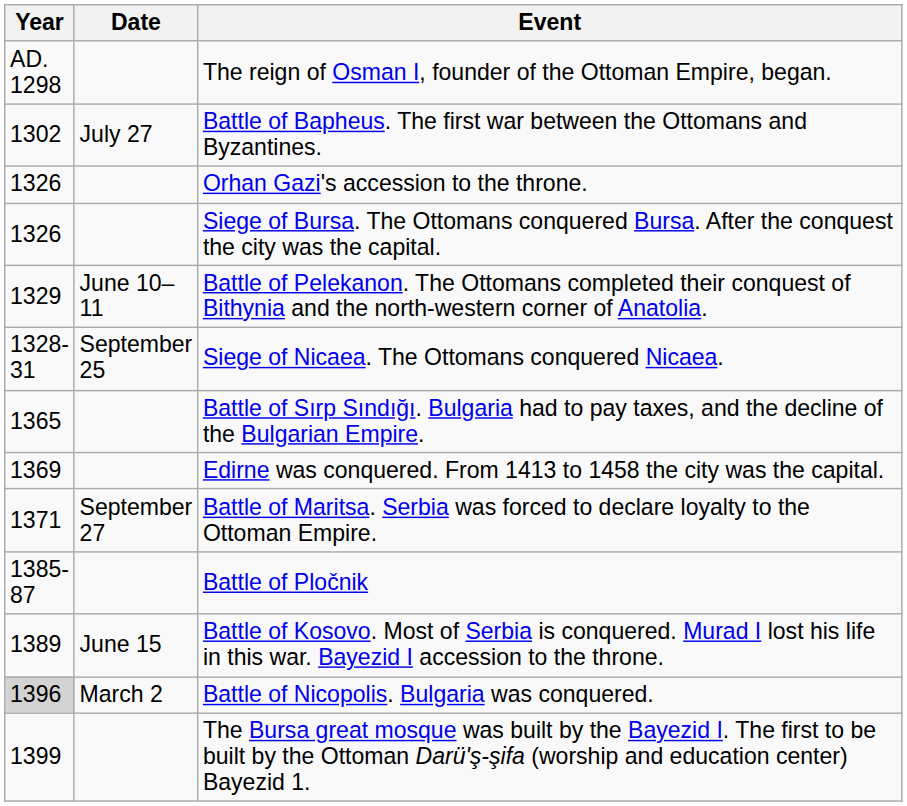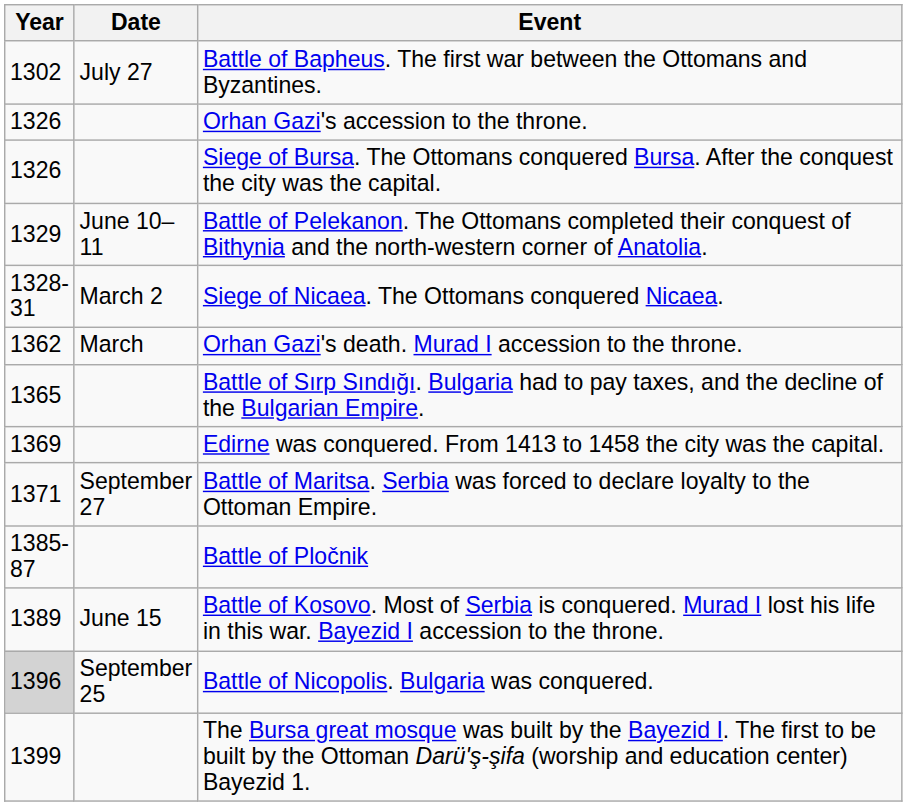- row: (517, 72)
(136, 358) September 25 -> (121, 296) March 2
+ row: (473, 345)
(121, 694) March 2 -> (136, 681) September 25
